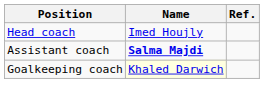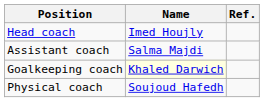(166, 51) bold -> (166, 51) normal
+ row: (55, 87)
